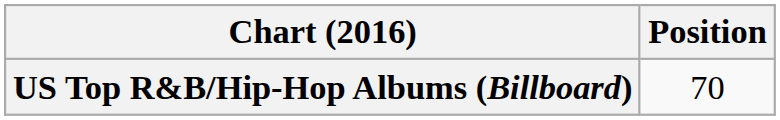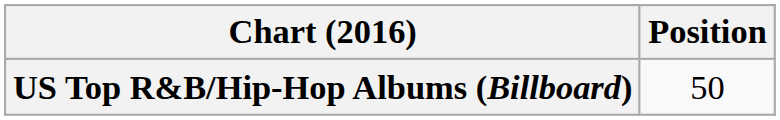(708, 86) 70 -> (708, 86) 50
